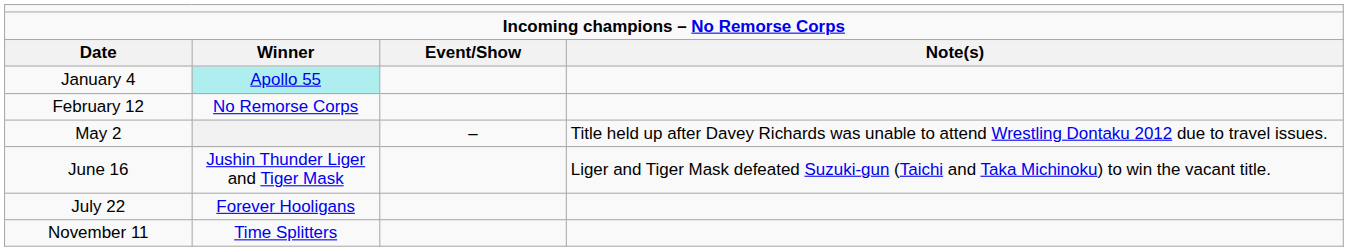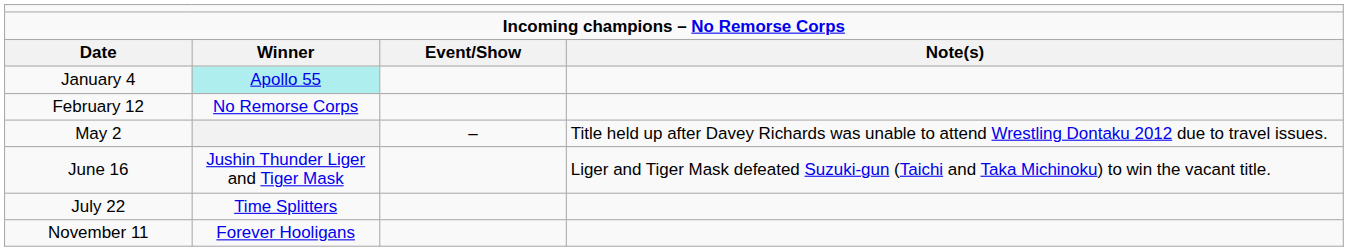(286, 206) Forever Hooligans -> (286, 206) Time Splitters
(286, 233) Time Splitters -> (286, 233) Forever Hooligans
